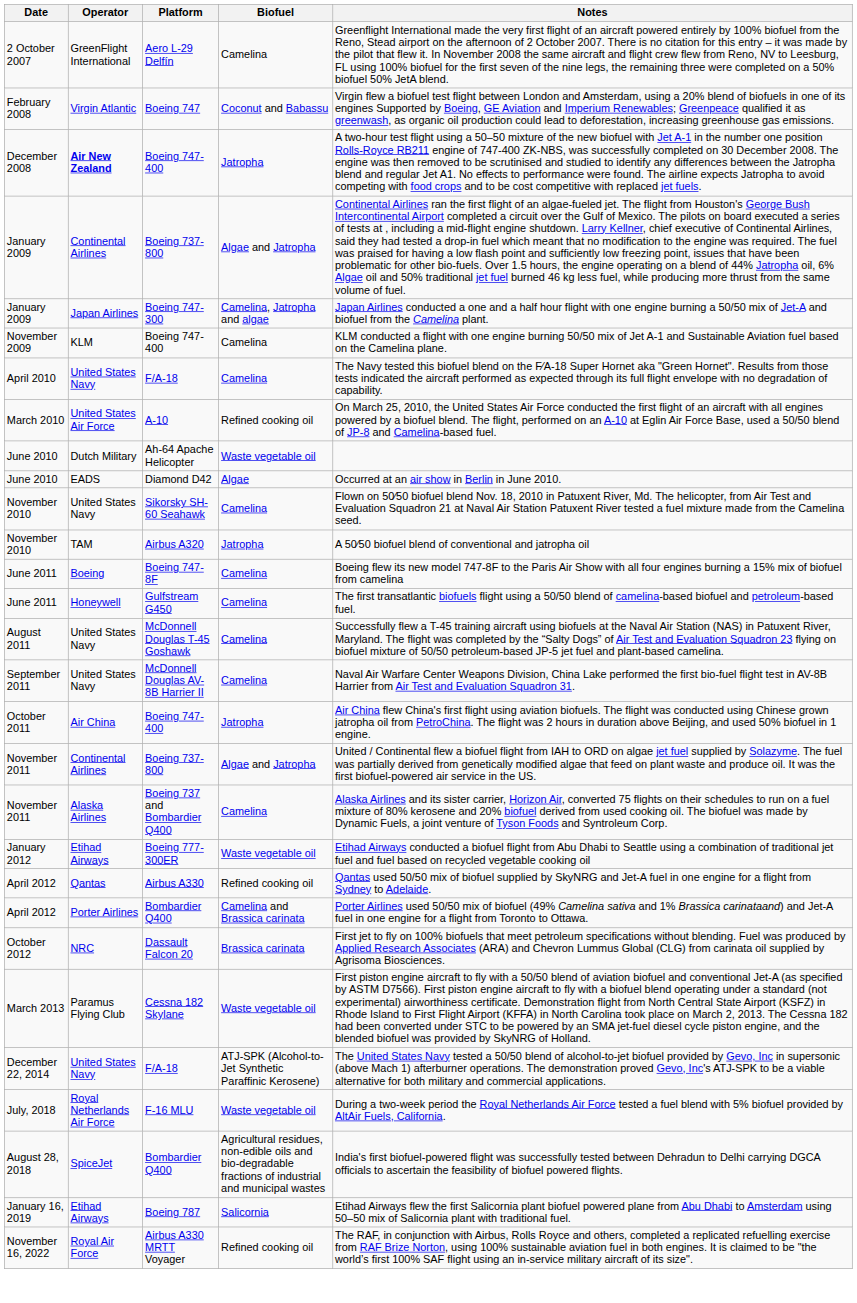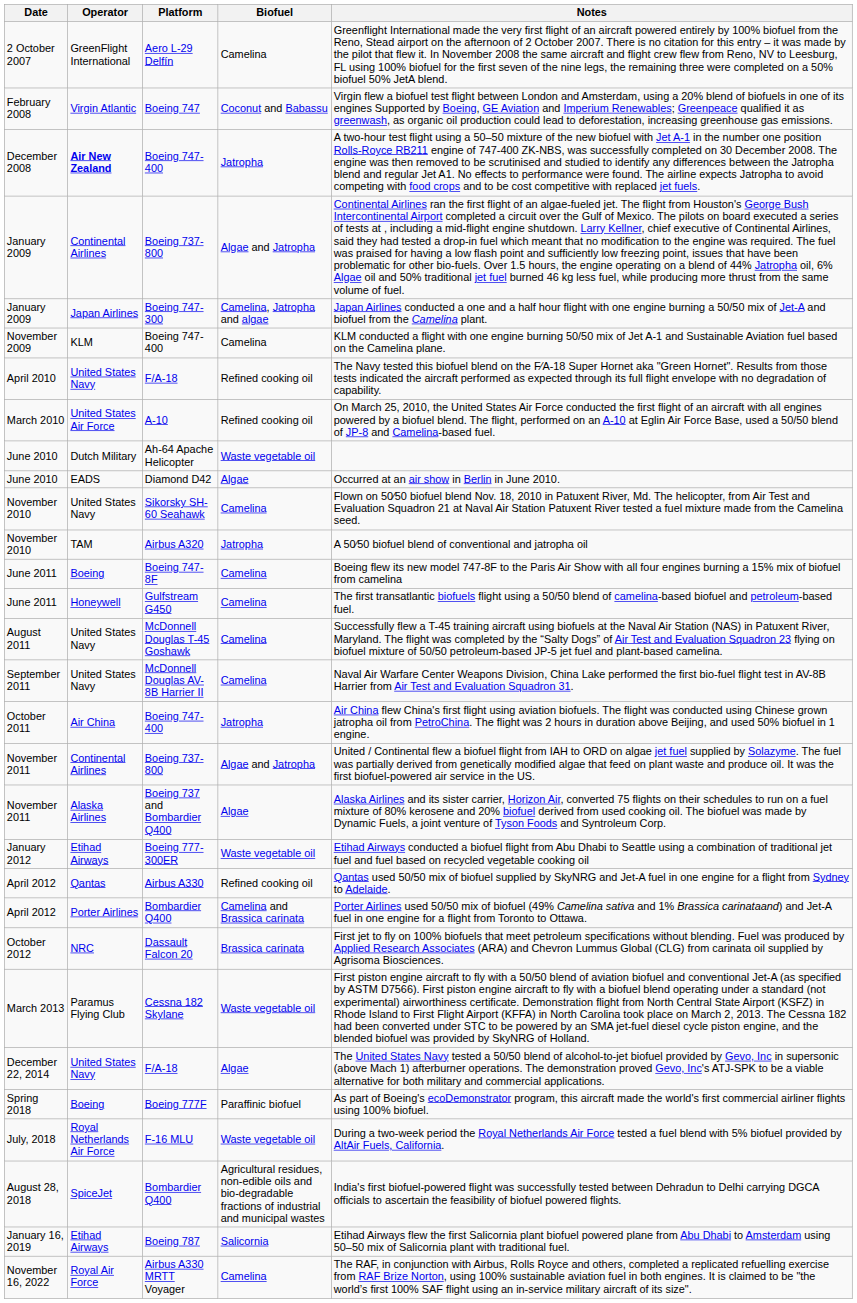(244, 378) Camelina -> (267, 378) Refined cooking oil
(244, 812) Camelina -> (235, 812) Algae
(272, 1068) ATJ-SPK (Alcohol-to-Jet Synthetic Paraffinic Kerosene) -> (235, 1068) Algae
+ row: (23, 1104)
(267, 1247) Refined cooking oil -> (244, 1277) Camelina
